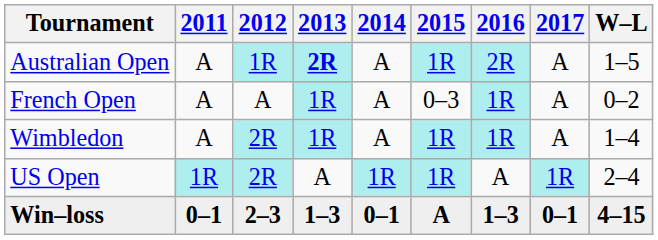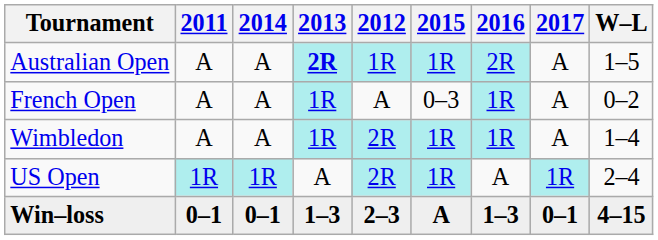columns swapped: (263, 23) <-> (382, 23)
